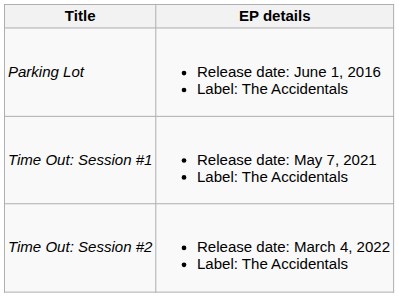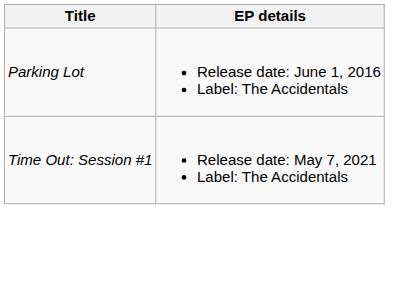- row: (80, 247)
